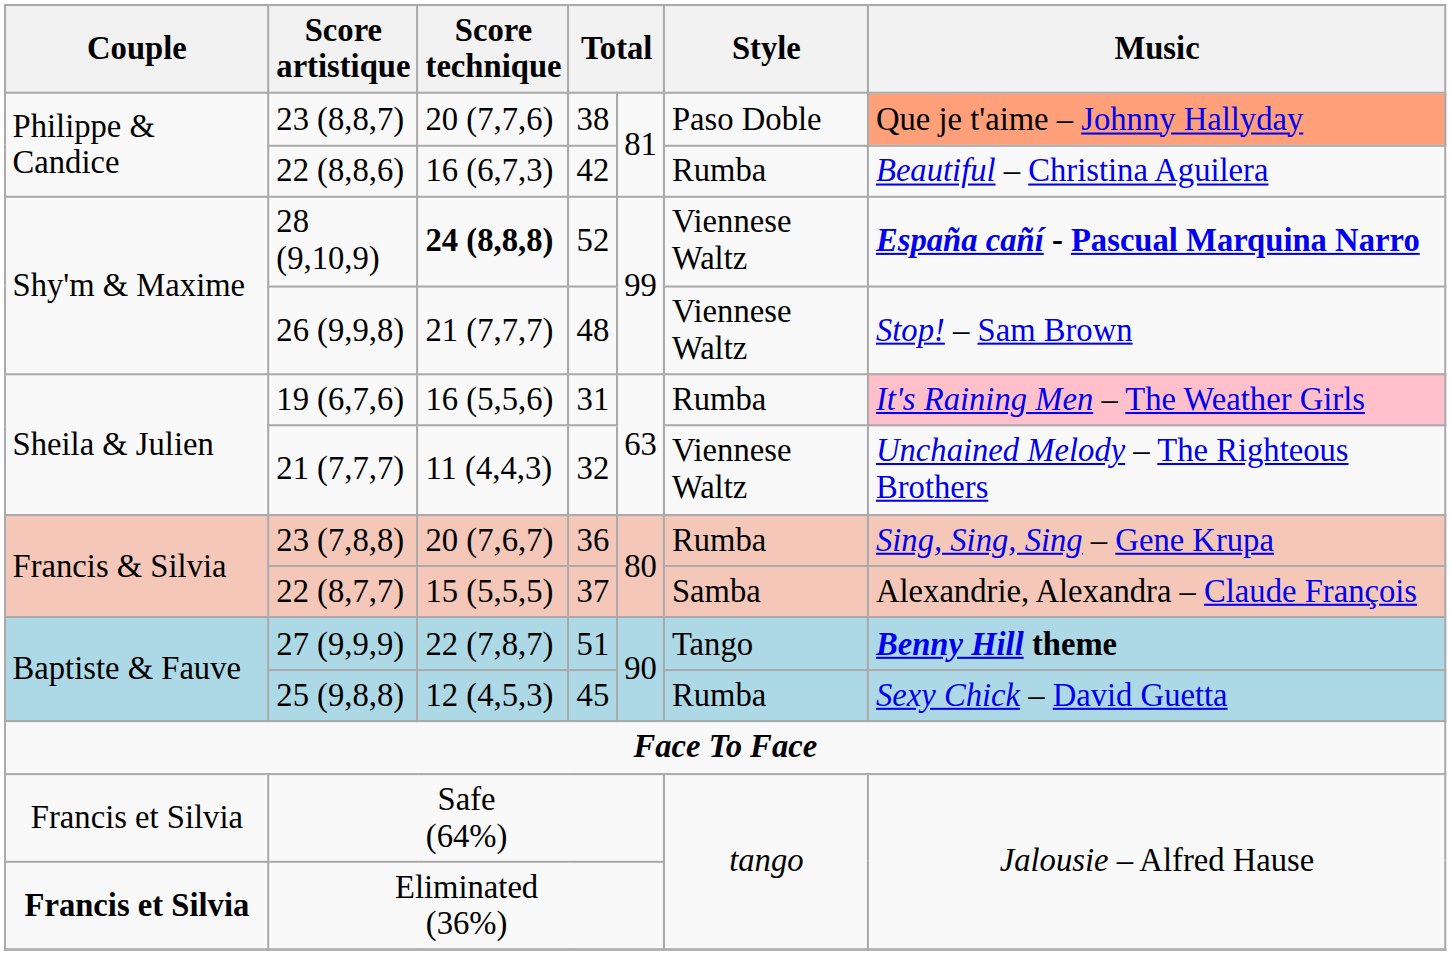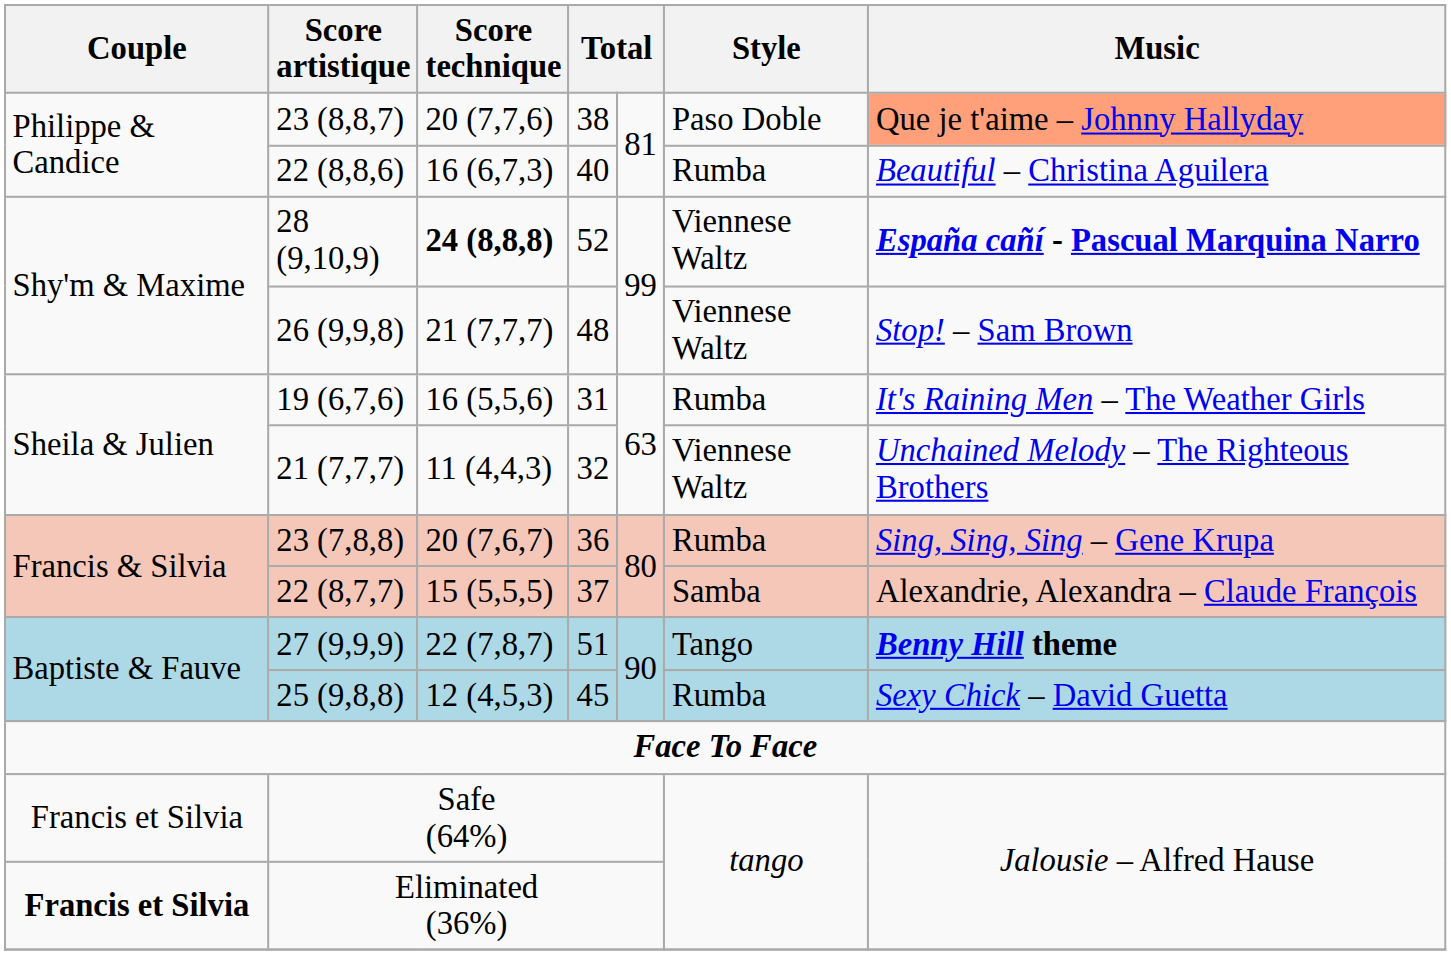(593, 170) 42 -> (593, 170) 40
(1120, 399) pink background -> (1120, 399) no background
